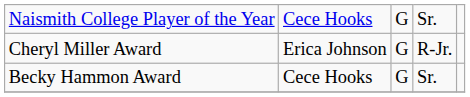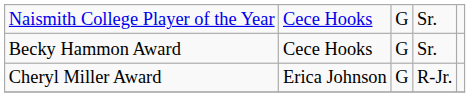rows swapped: (85, 48) <-> (95, 77)
